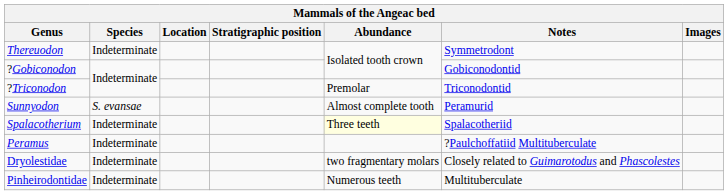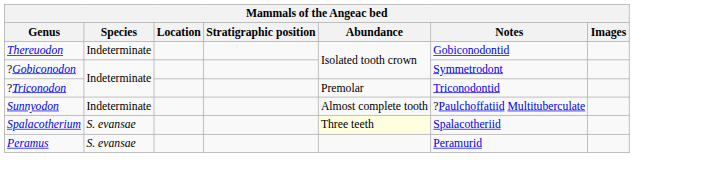(479, 50) Symmetrodont -> (471, 50) Gobiconodontid
(482, 69) Gobiconodontid -> (468, 69) Symmetrodont
(117, 106) S. evansae -> (119, 106) Indeterminate
(469, 106) Peramurid -> (509, 106) ?Paulchoffatiid Multituberculate
(125, 124) Indeterminate -> (111, 124) S. evansae
(125, 143) Indeterminate -> (111, 143) S. evansae
(520, 143) ?Paulchoffatiid Multituberculate -> (458, 143) Peramurid
- row: (37, 161)
- row: (47, 180)
